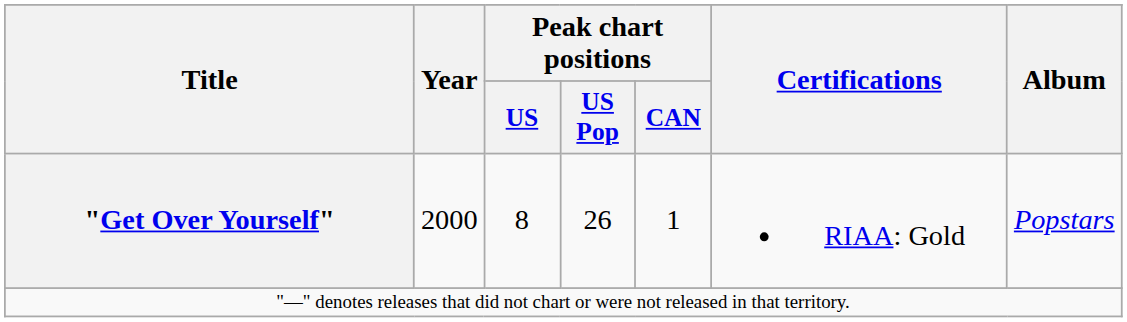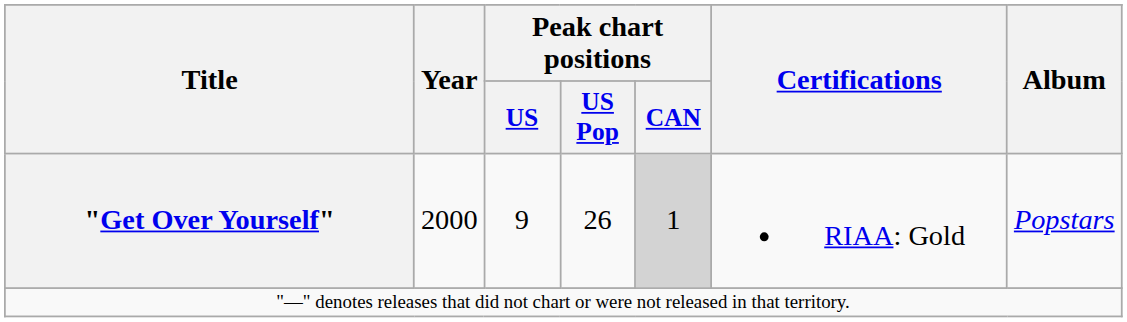(522, 220) 8 -> (522, 220) 9
(673, 220) no background -> (673, 220) lightgrey background
